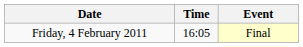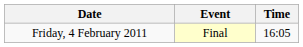columns swapped: (196, 14) <-> (258, 14)
